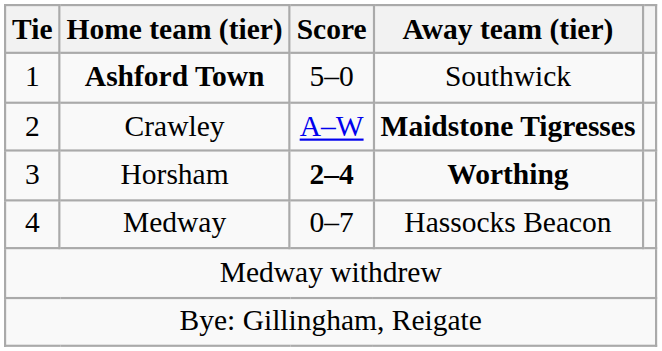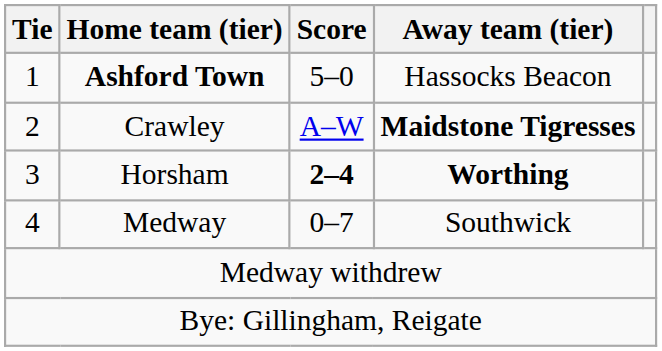(508, 77) Southwick -> (508, 77) Hassocks Beacon
(508, 223) Hassocks Beacon -> (508, 223) Southwick
